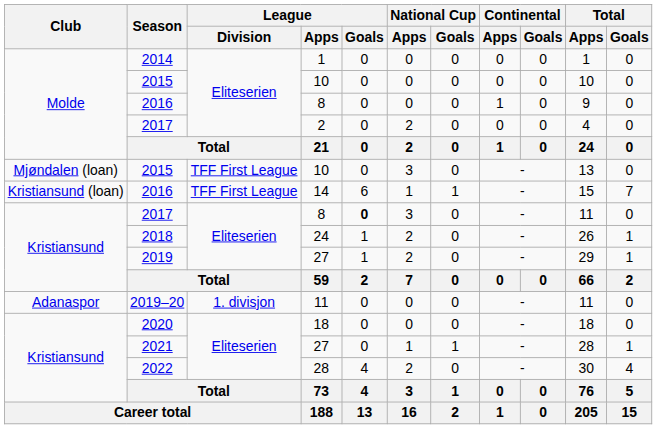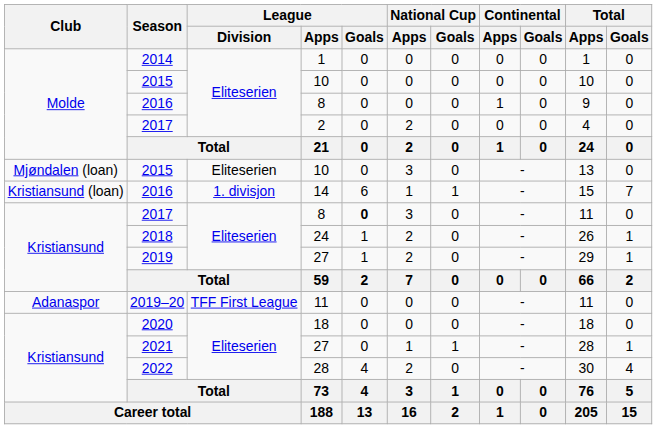(244, 170) TFF First League -> (244, 170) Eliteserien
(244, 192) TFF First League -> (244, 192) 1. divisjon
(244, 302) 1. divisjon -> (244, 302) TFF First League
